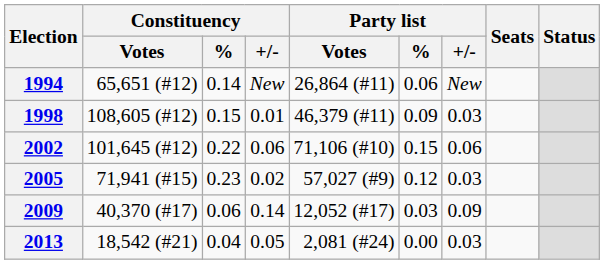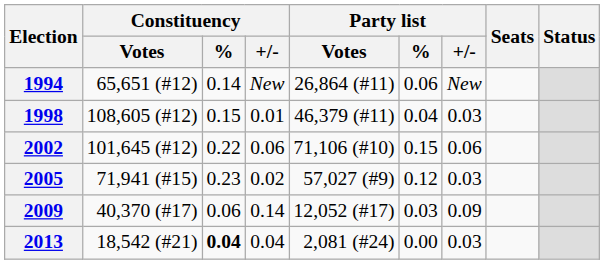(421, 115) 0.09 -> (421, 115) 0.04
(224, 242) normal -> (224, 242) bold
(267, 242) 0.05 -> (267, 242) 0.04
